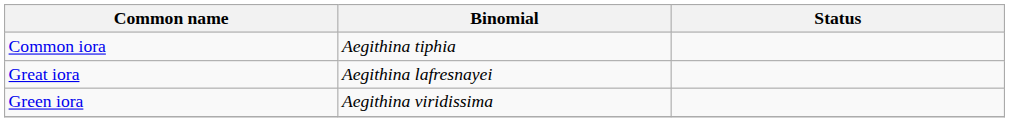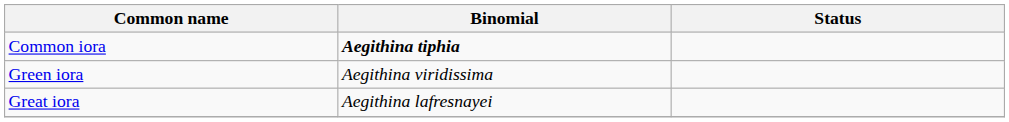(399, 46) normal -> (401, 46) bold
rows swapped: (46, 102) <-> (44, 74)
